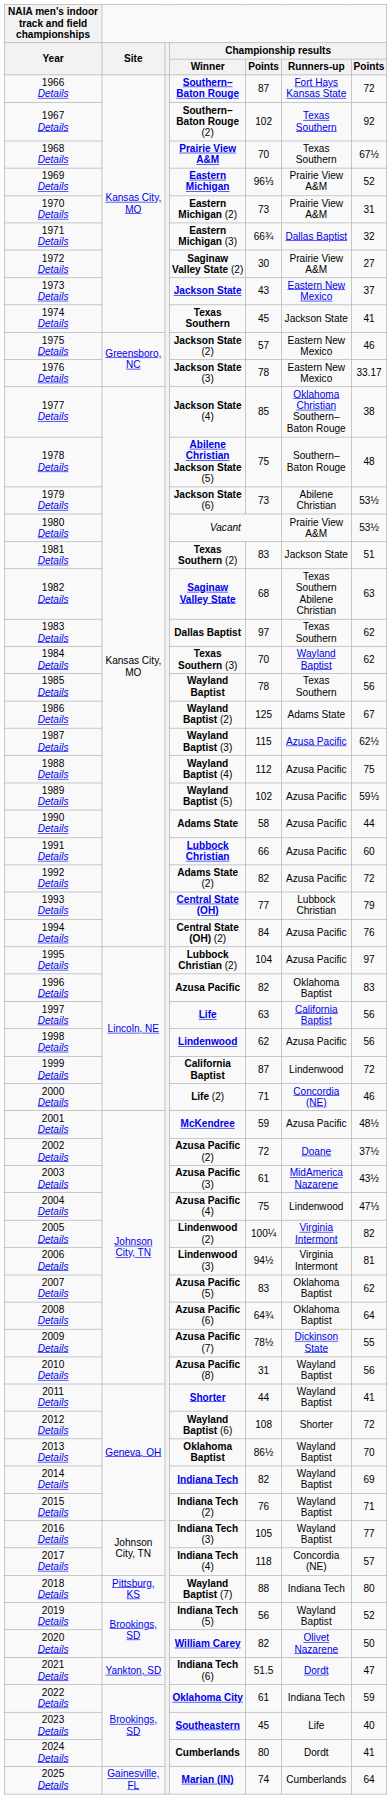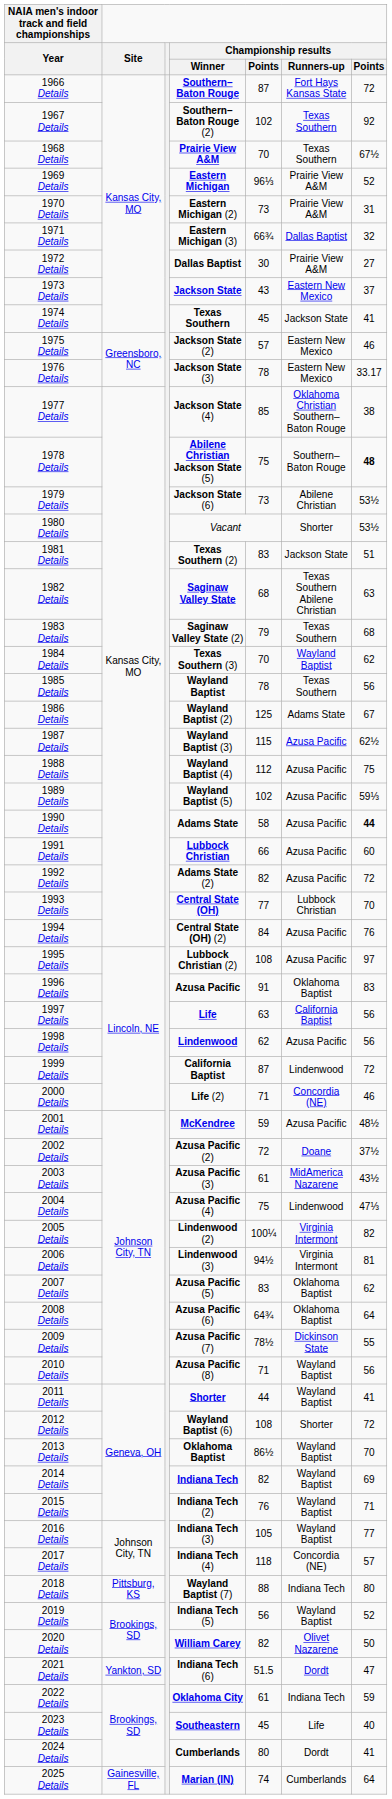(208, 264) Saginaw Valley State (2) -> (208, 264) Dallas Baptist
(369, 462) normal -> (369, 462) bold
(316, 528) Prairie View A&M -> (316, 528) Shorter
(208, 632) Dallas Baptist -> (208, 632) Saginaw Valley State (2)
(264, 632) 97 -> (264, 632) 79
(369, 632) 62 -> (369, 632) 68
(369, 824) normal -> (369, 824) bold
(369, 905) 79 -> (369, 905) 70
(264, 960) 104 -> (264, 960) 108
(264, 987) 82 -> (264, 987) 91
(264, 1370) 31 -> (264, 1370) 71
